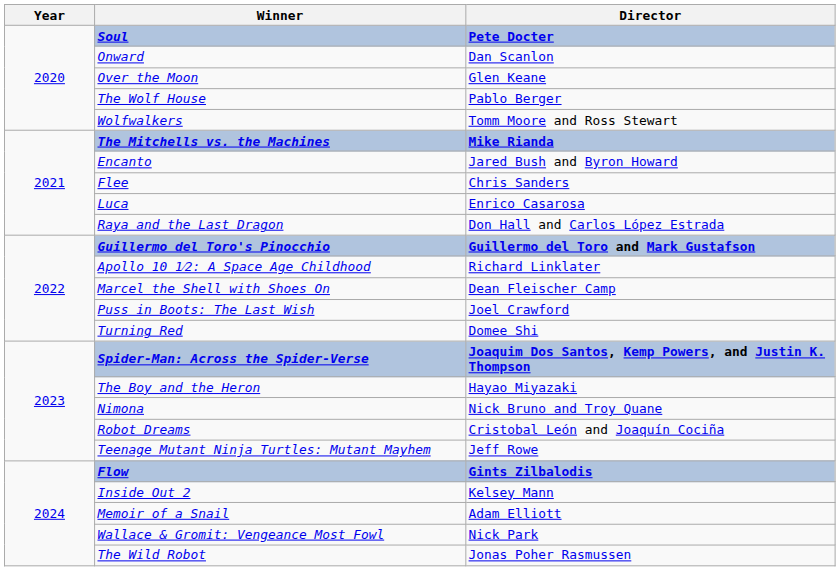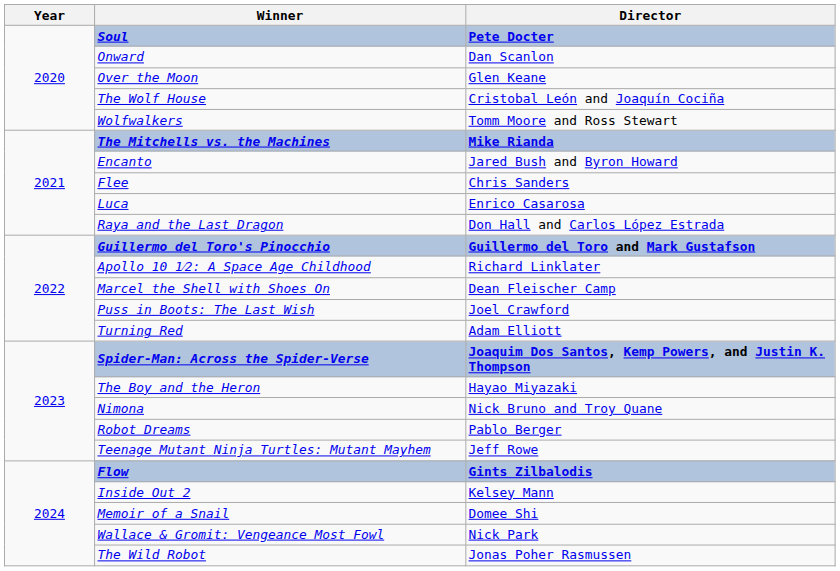(515, 99) Pablo Berger -> (596, 99) Cristobal León and Joaquín Cociña
(503, 331) Domee Shi -> (515, 331) Adam Elliott
(596, 429) Cristobal León and Joaquín Cociña -> (515, 429) Pablo Berger
(515, 513) Adam Elliott -> (503, 513) Domee Shi
